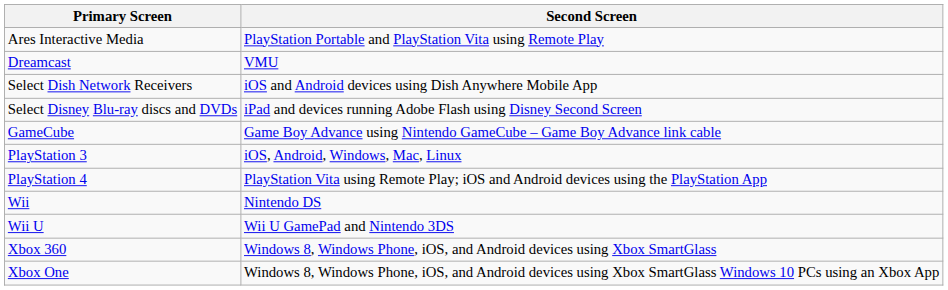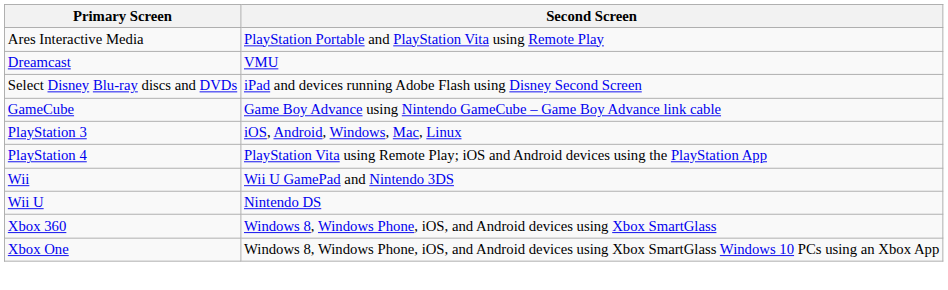- row: (100, 86)
(283, 202) Nintendo DS -> (349, 179) Wii U GamePad and Nintendo 3DS
(349, 226) Wii U GamePad and Nintendo 3DS -> (283, 202) Nintendo DS
